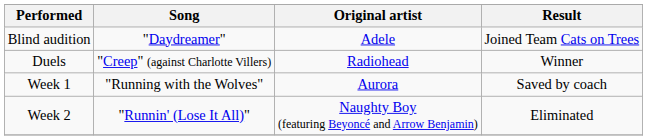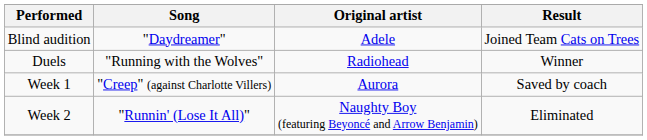(184, 61) "Creep" (against Charlotte Villers) -> (184, 61) "Running with the Wolves"
(184, 84) "Running with the Wolves" -> (184, 84) "Creep" (against Charlotte Villers)
